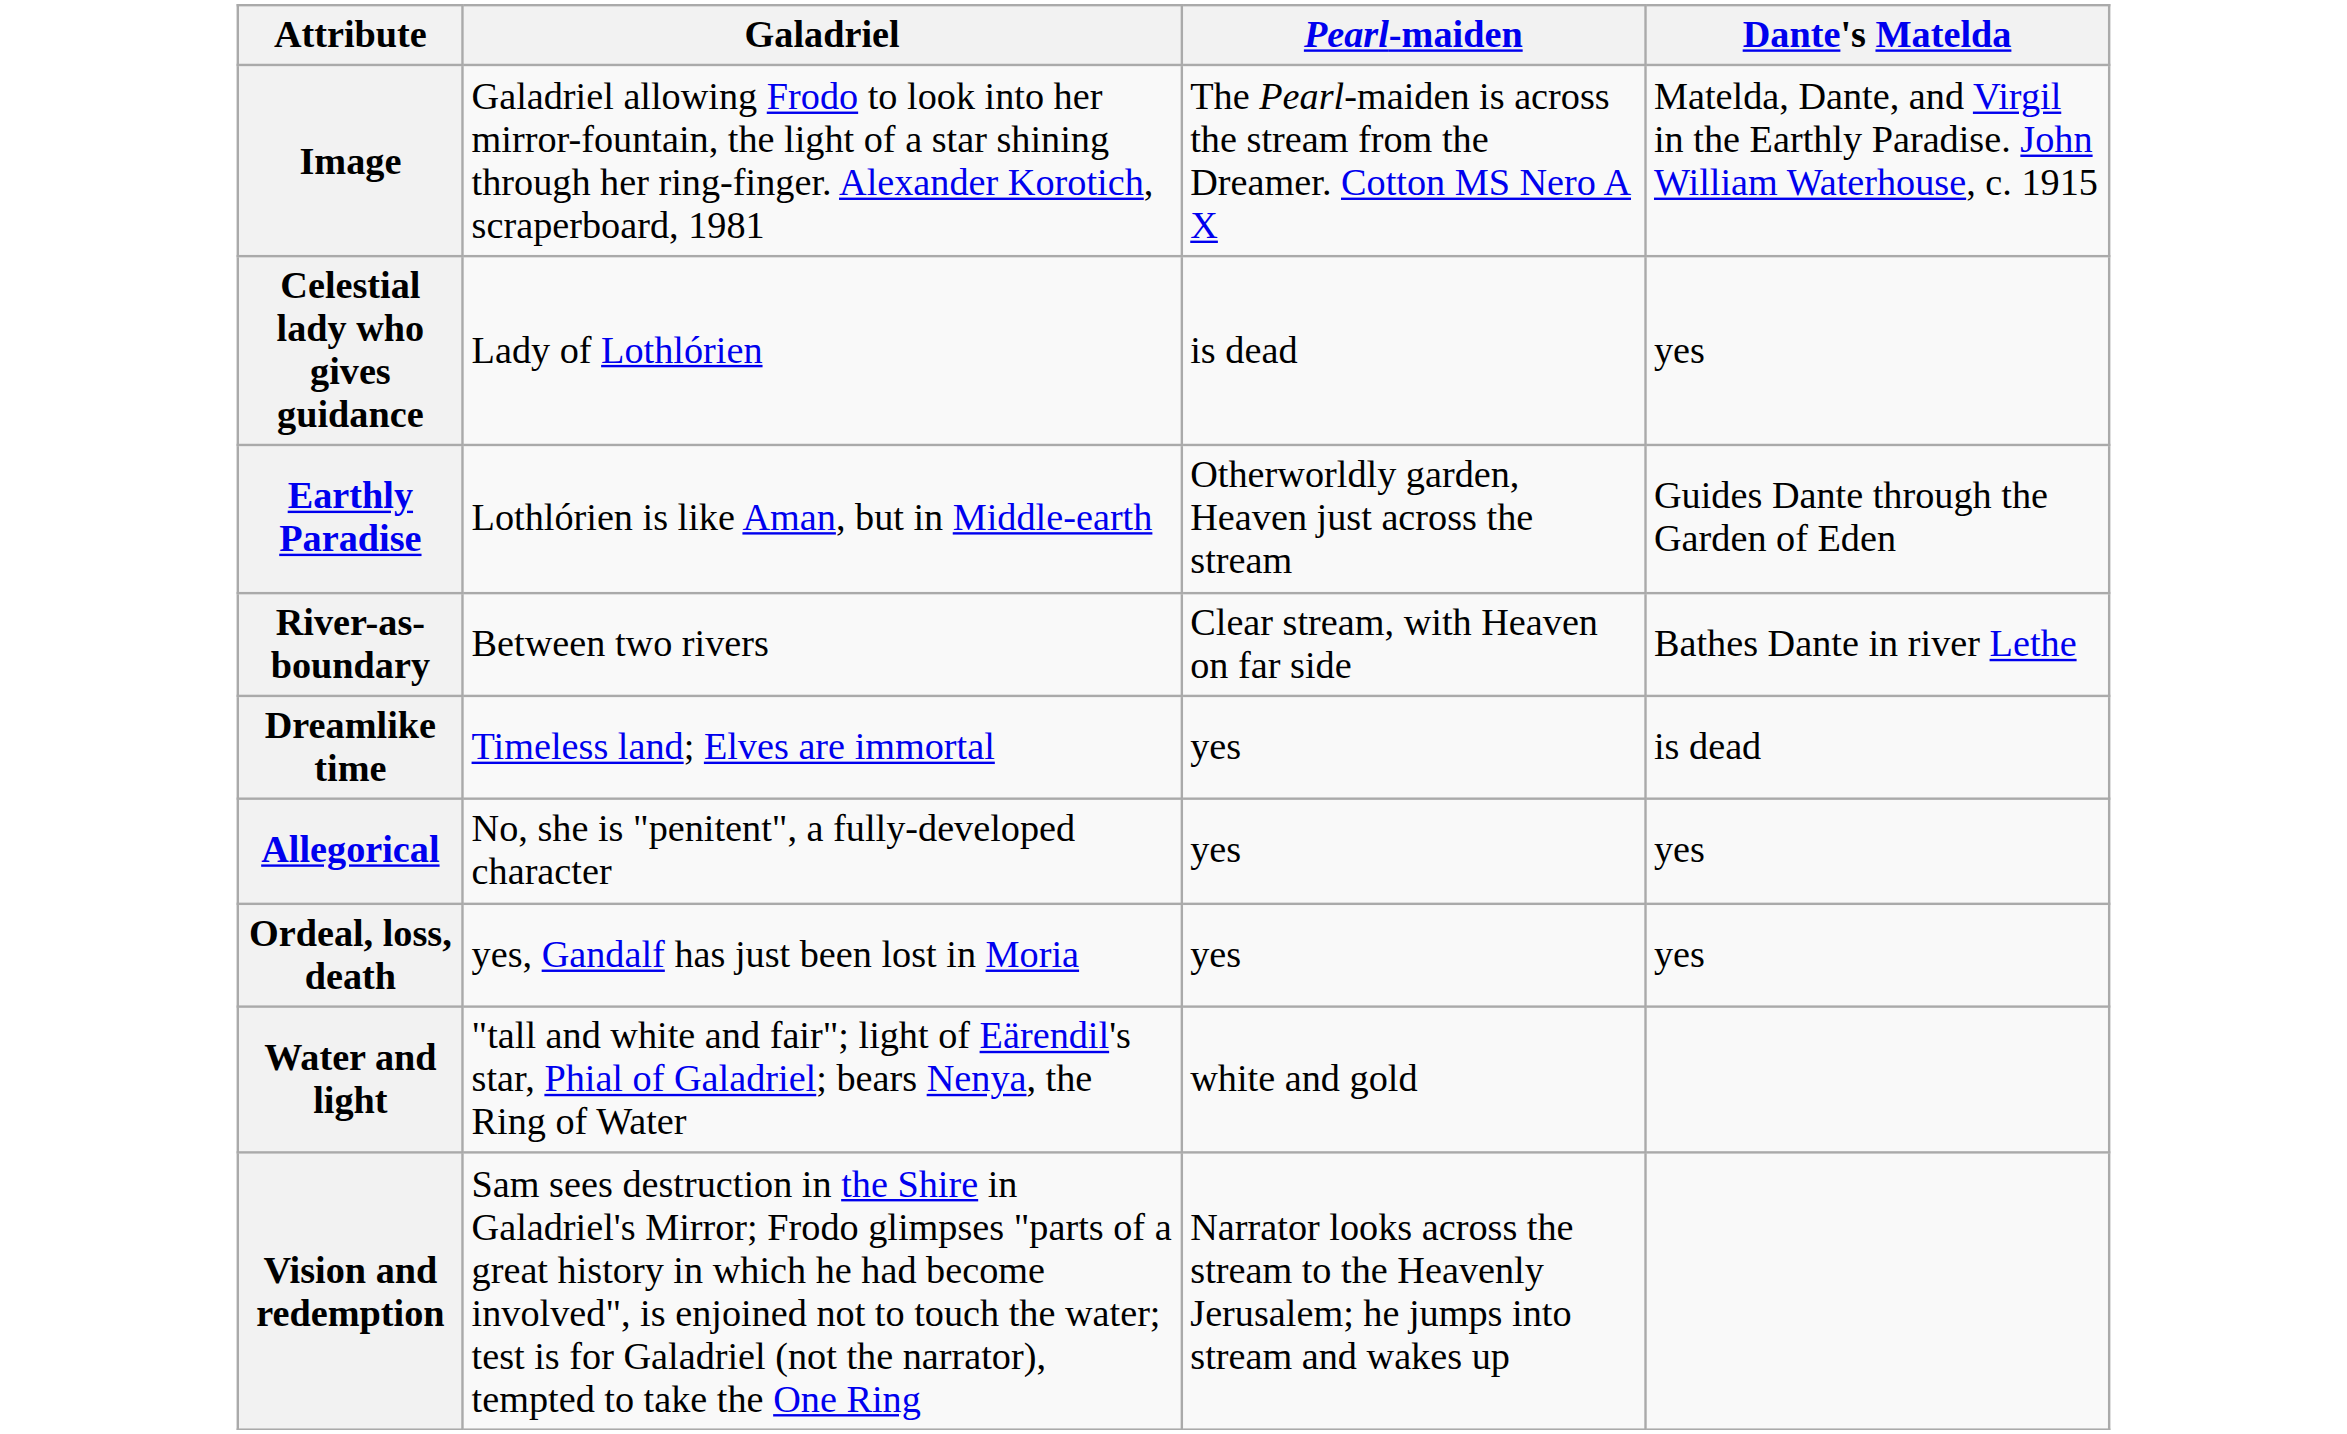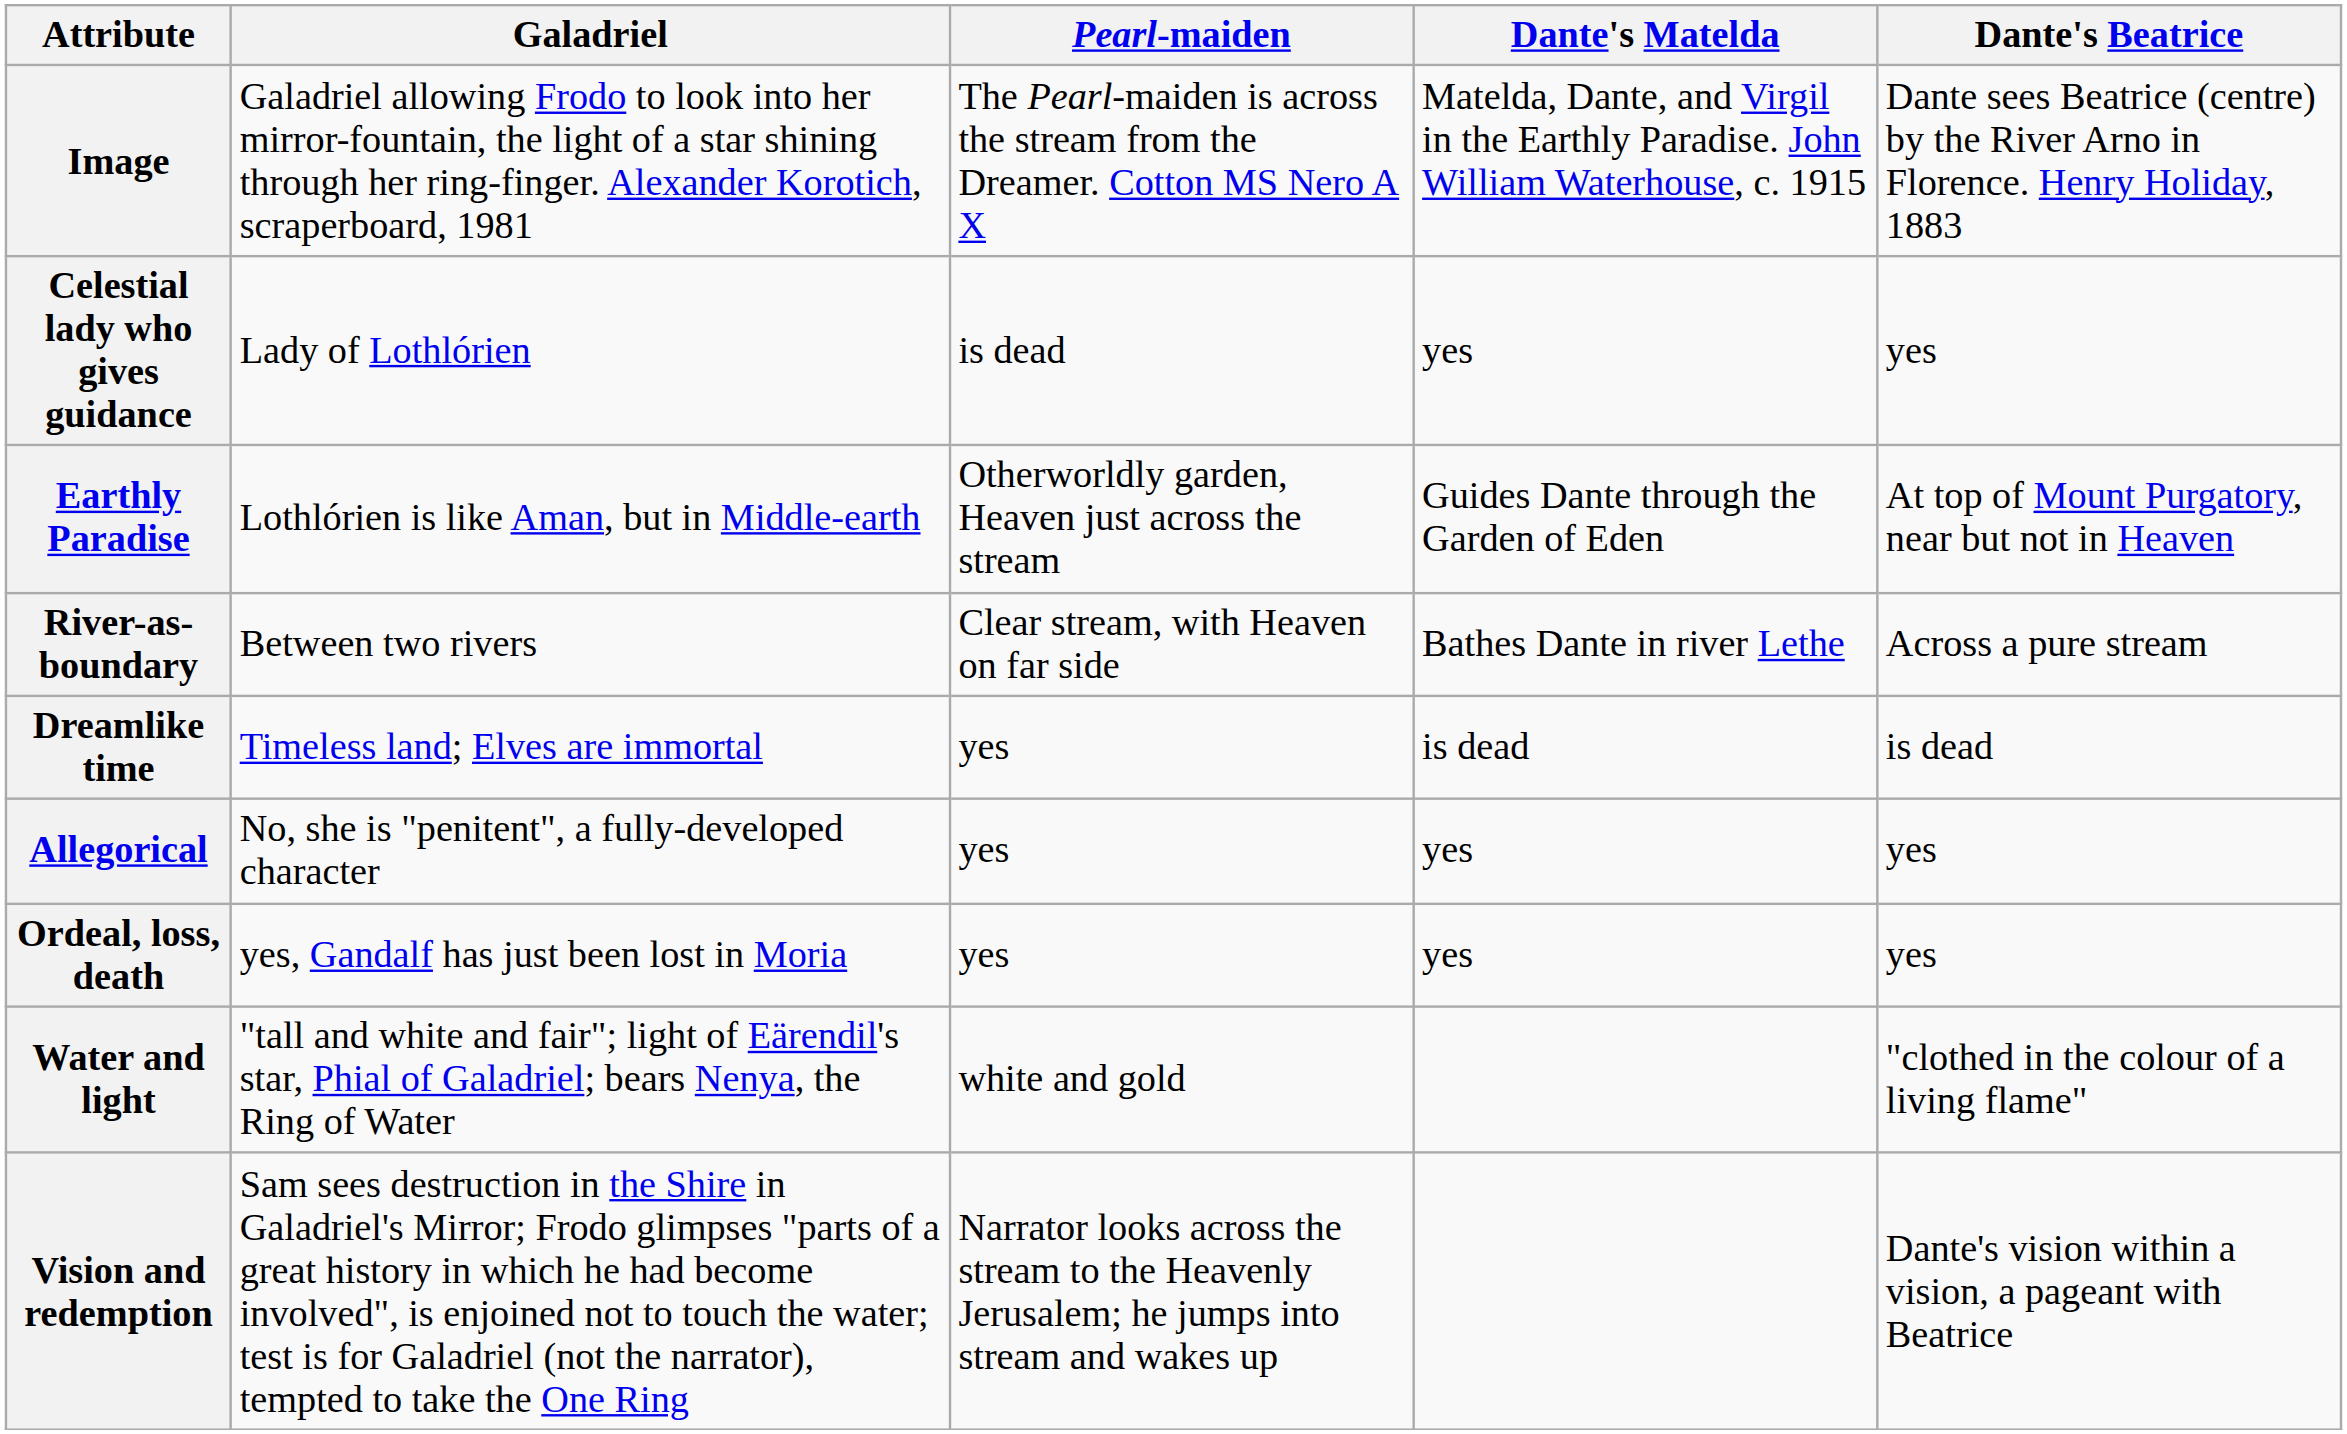+ column: (2109, 34)
